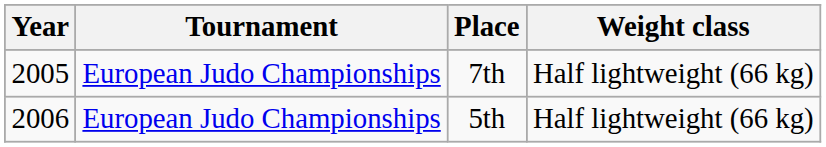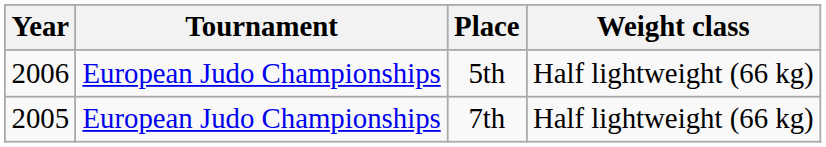rows swapped: (487, 118) <-> (487, 73)
